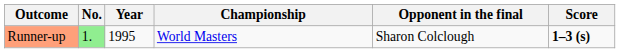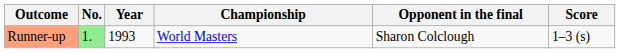(122, 36) 1995 -> (122, 36) 1993
(571, 36) bold -> (571, 36) normal
